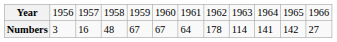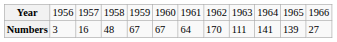(214, 29) 178 -> (214, 29) 170
(239, 29) 114 -> (239, 29) 111
(291, 29) 142 -> (291, 29) 139
